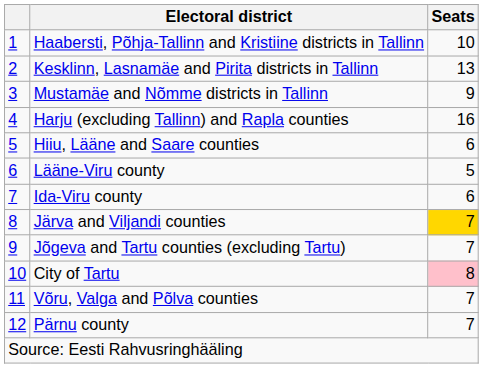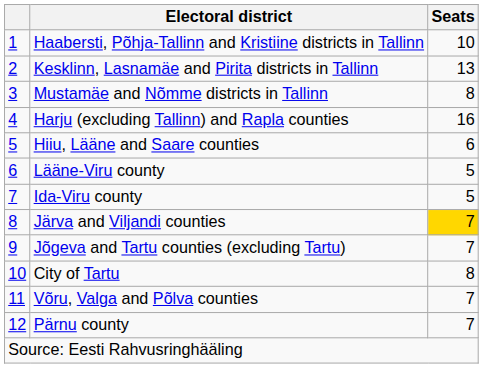(470, 94) 9 -> (470, 94) 8
(470, 196) 6 -> (470, 196) 5
(470, 273) pink background -> (470, 273) no background
